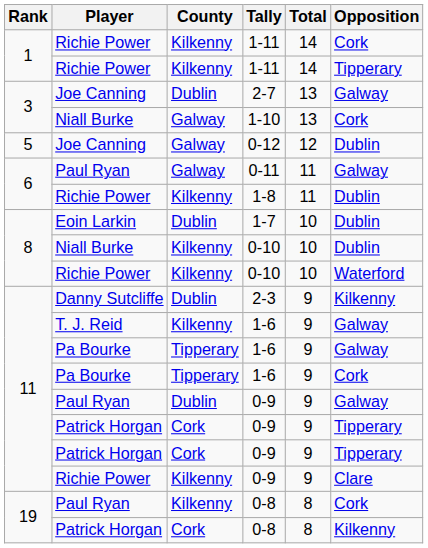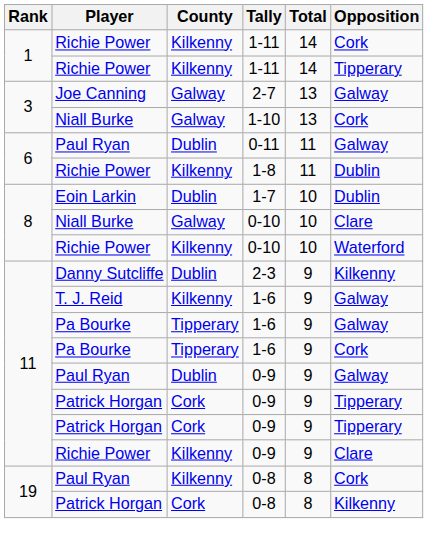(194, 94) Dublin -> (198, 94) Galway
- row: (101, 145)
(198, 171) Galway -> (194, 145) Dublin
(202, 247) Kilkenny -> (198, 222) Galway
(357, 247) Dublin -> (353, 222) Clare
